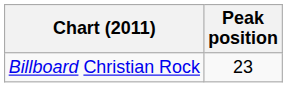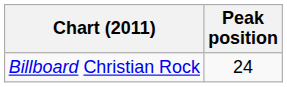(243, 67) 23 -> (243, 67) 24
